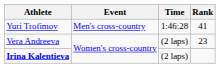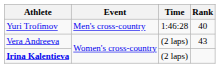(203, 26) 41 -> (203, 26) 40
(203, 41) 23 -> (203, 41) 43
